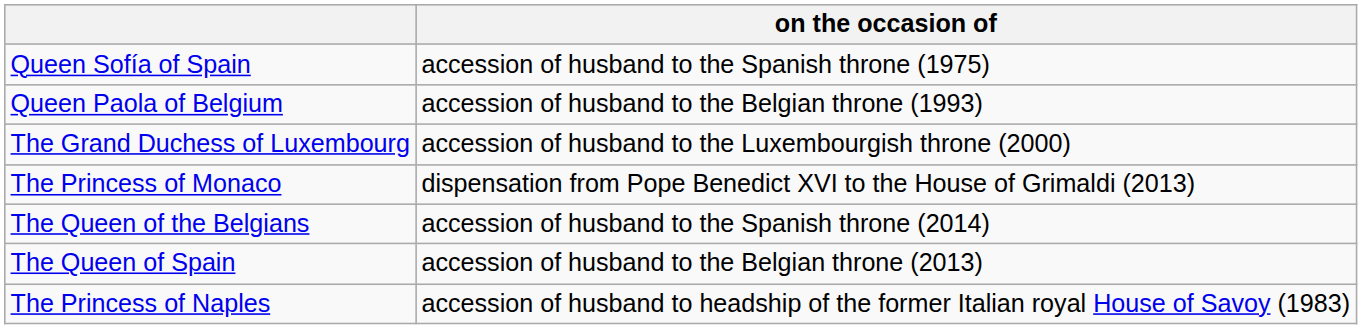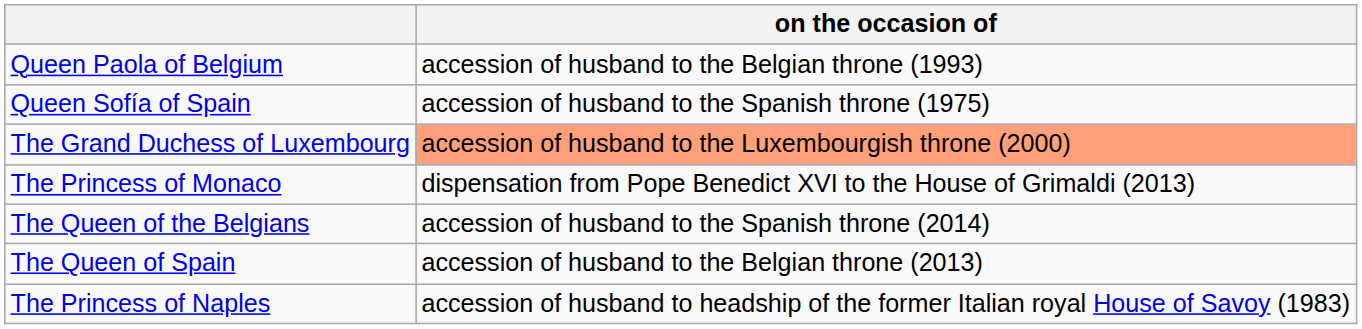rows swapped: (131, 64) <-> (147, 104)
(746, 143) no background -> (746, 143) lightsalmon background
